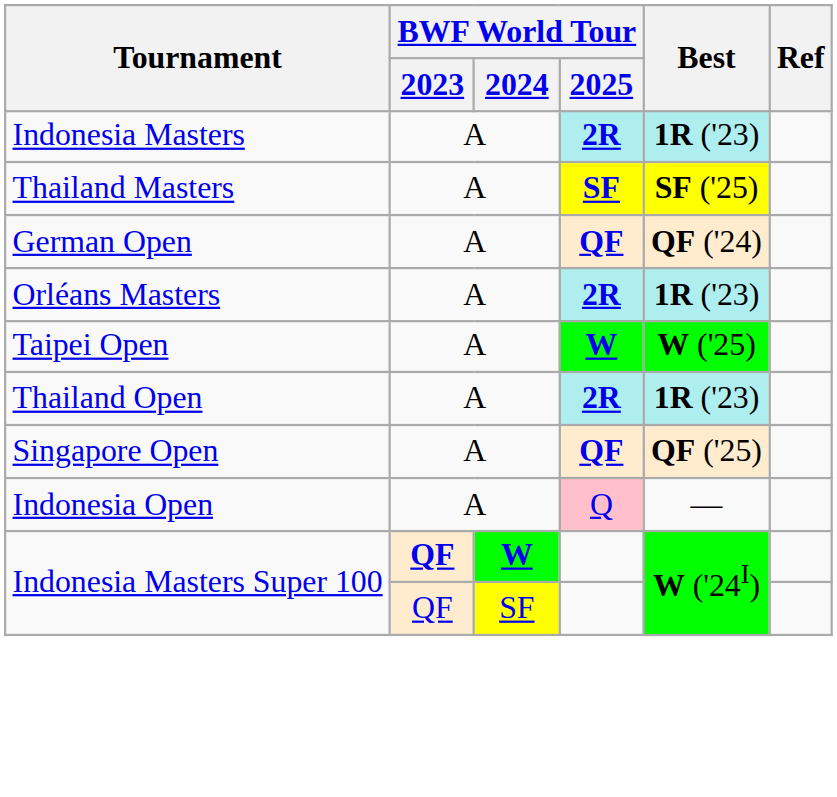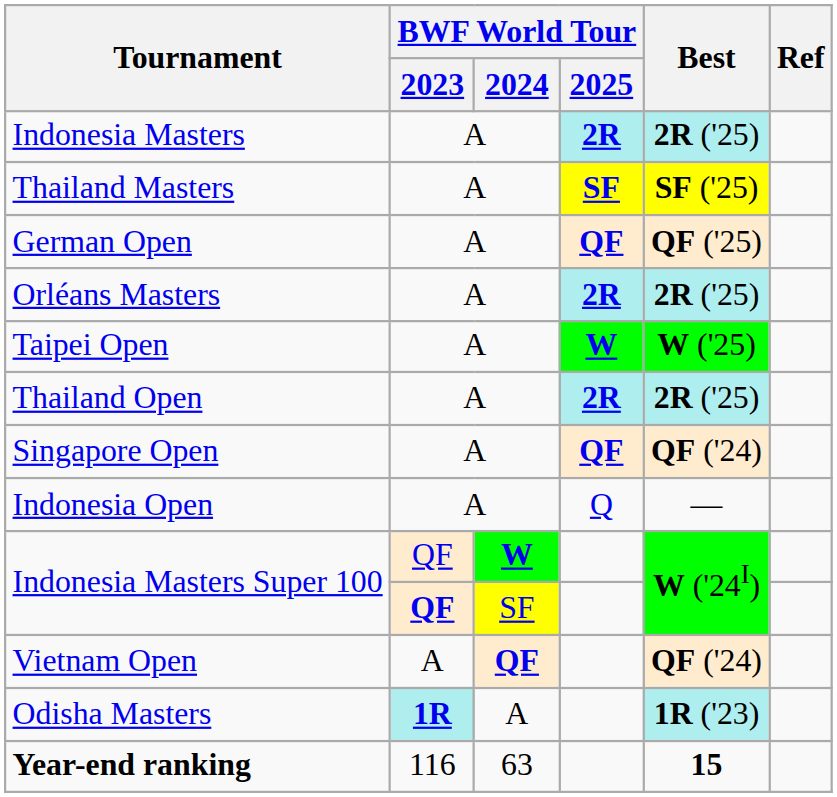(707, 136) 1R ('23) -> (707, 136) 2R ('25)
(707, 241) QF ('24) -> (707, 241) QF ('25)
(707, 293) 1R ('23) -> (707, 293) 2R ('25)
(707, 398) 1R ('23) -> (707, 398) 2R ('25)
(707, 451) QF ('25) -> (707, 451) QF ('24)
(601, 503) pink background -> (601, 503) no background
(432, 556) bold -> (432, 556) normal
(432, 608) normal -> (432, 608) bold
+ row: (105, 660)
+ row: (112, 713)
+ row: (132, 765)
